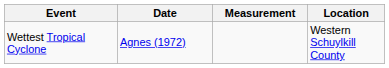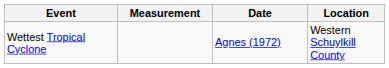columns swapped: (260, 13) <-> (165, 13)
